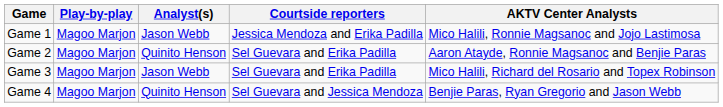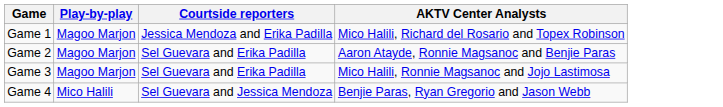- column: (184, 14)
(564, 33) Mico Halili, Ronnie Magsanoc and Jojo Lastimosa -> (481, 33) Mico Halili, Richard del Rosario and Topex Robinson
(572, 72) Mico Halili, Richard del Rosario and Topex Robinson -> (474, 72) Mico Halili, Ronnie Magsanoc and Jojo Lastimosa
(96, 92) Magoo Marjon -> (85, 92) Mico Halili
